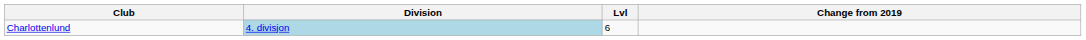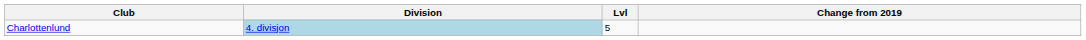(607, 28) 6 -> (607, 28) 5
